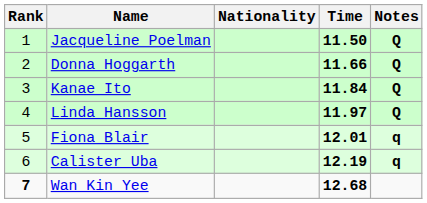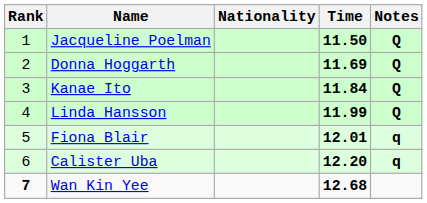(345, 65) 11.66 -> (345, 65) 11.69
(345, 113) 11.97 -> (345, 113) 11.99
(345, 162) 12.19 -> (345, 162) 12.20
